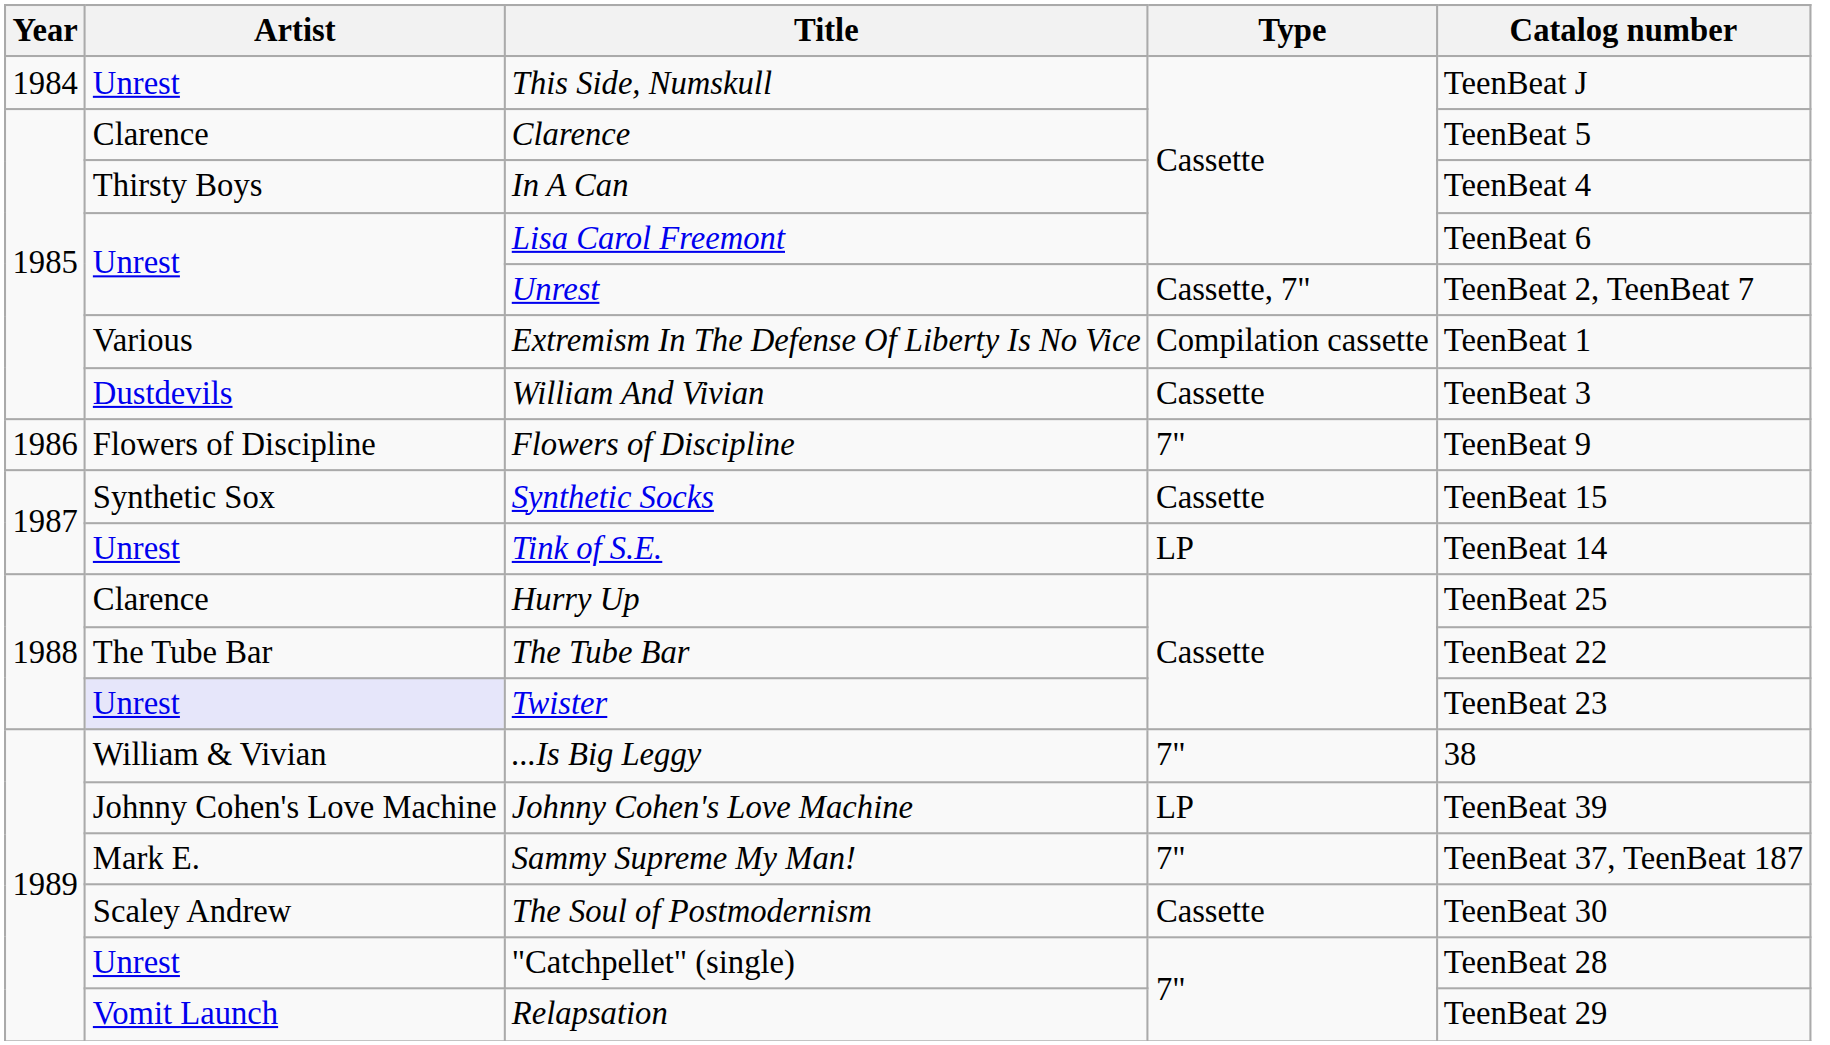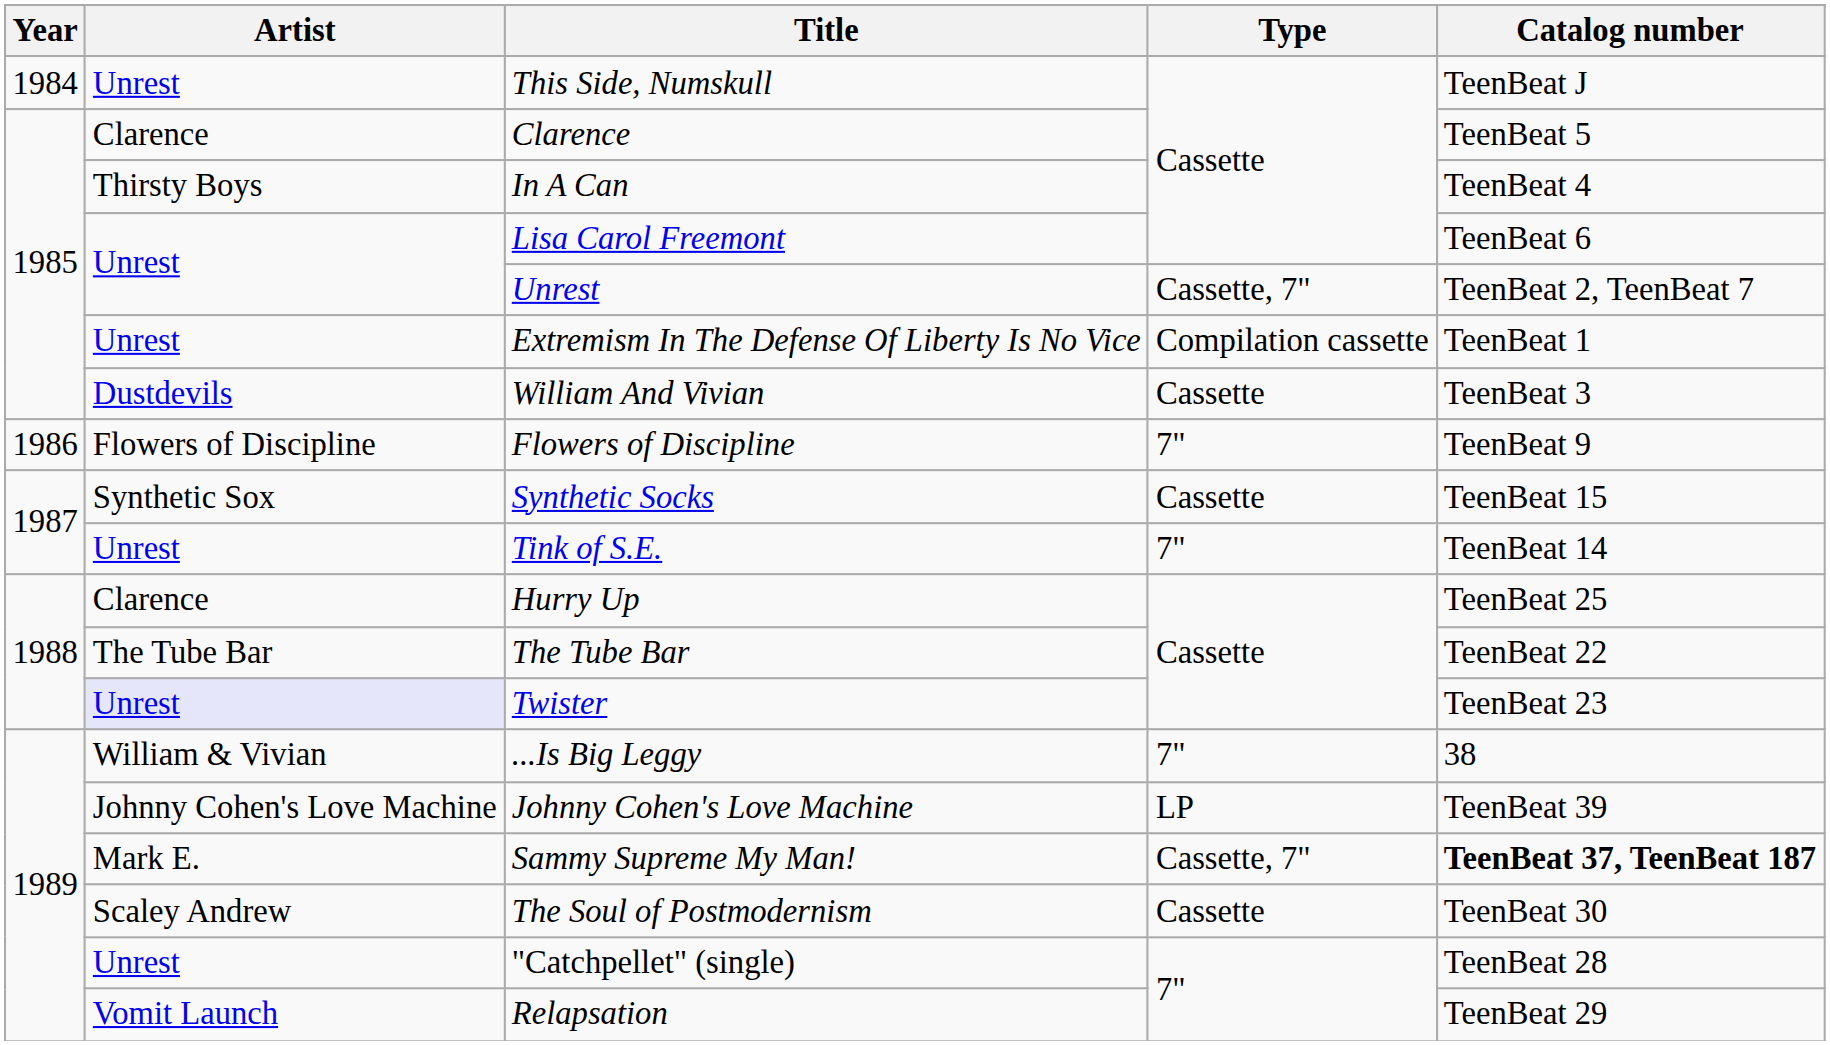(143, 340) Various -> (136, 340) Unrest
(1175, 548) LP -> (1171, 548) 7"
(1171, 858) 7" -> (1233, 858) Cassette, 7"
(1623, 858) normal -> (1630, 858) bold
